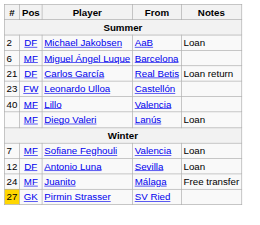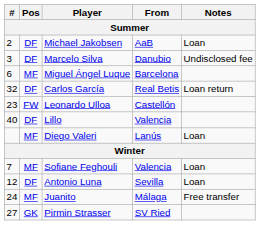+ row: (73, 58)
(12, 74) 21 -> (12, 89) 32
(31, 105) MF -> (31, 120) DF
(12, 197) gold background -> (12, 212) no background
